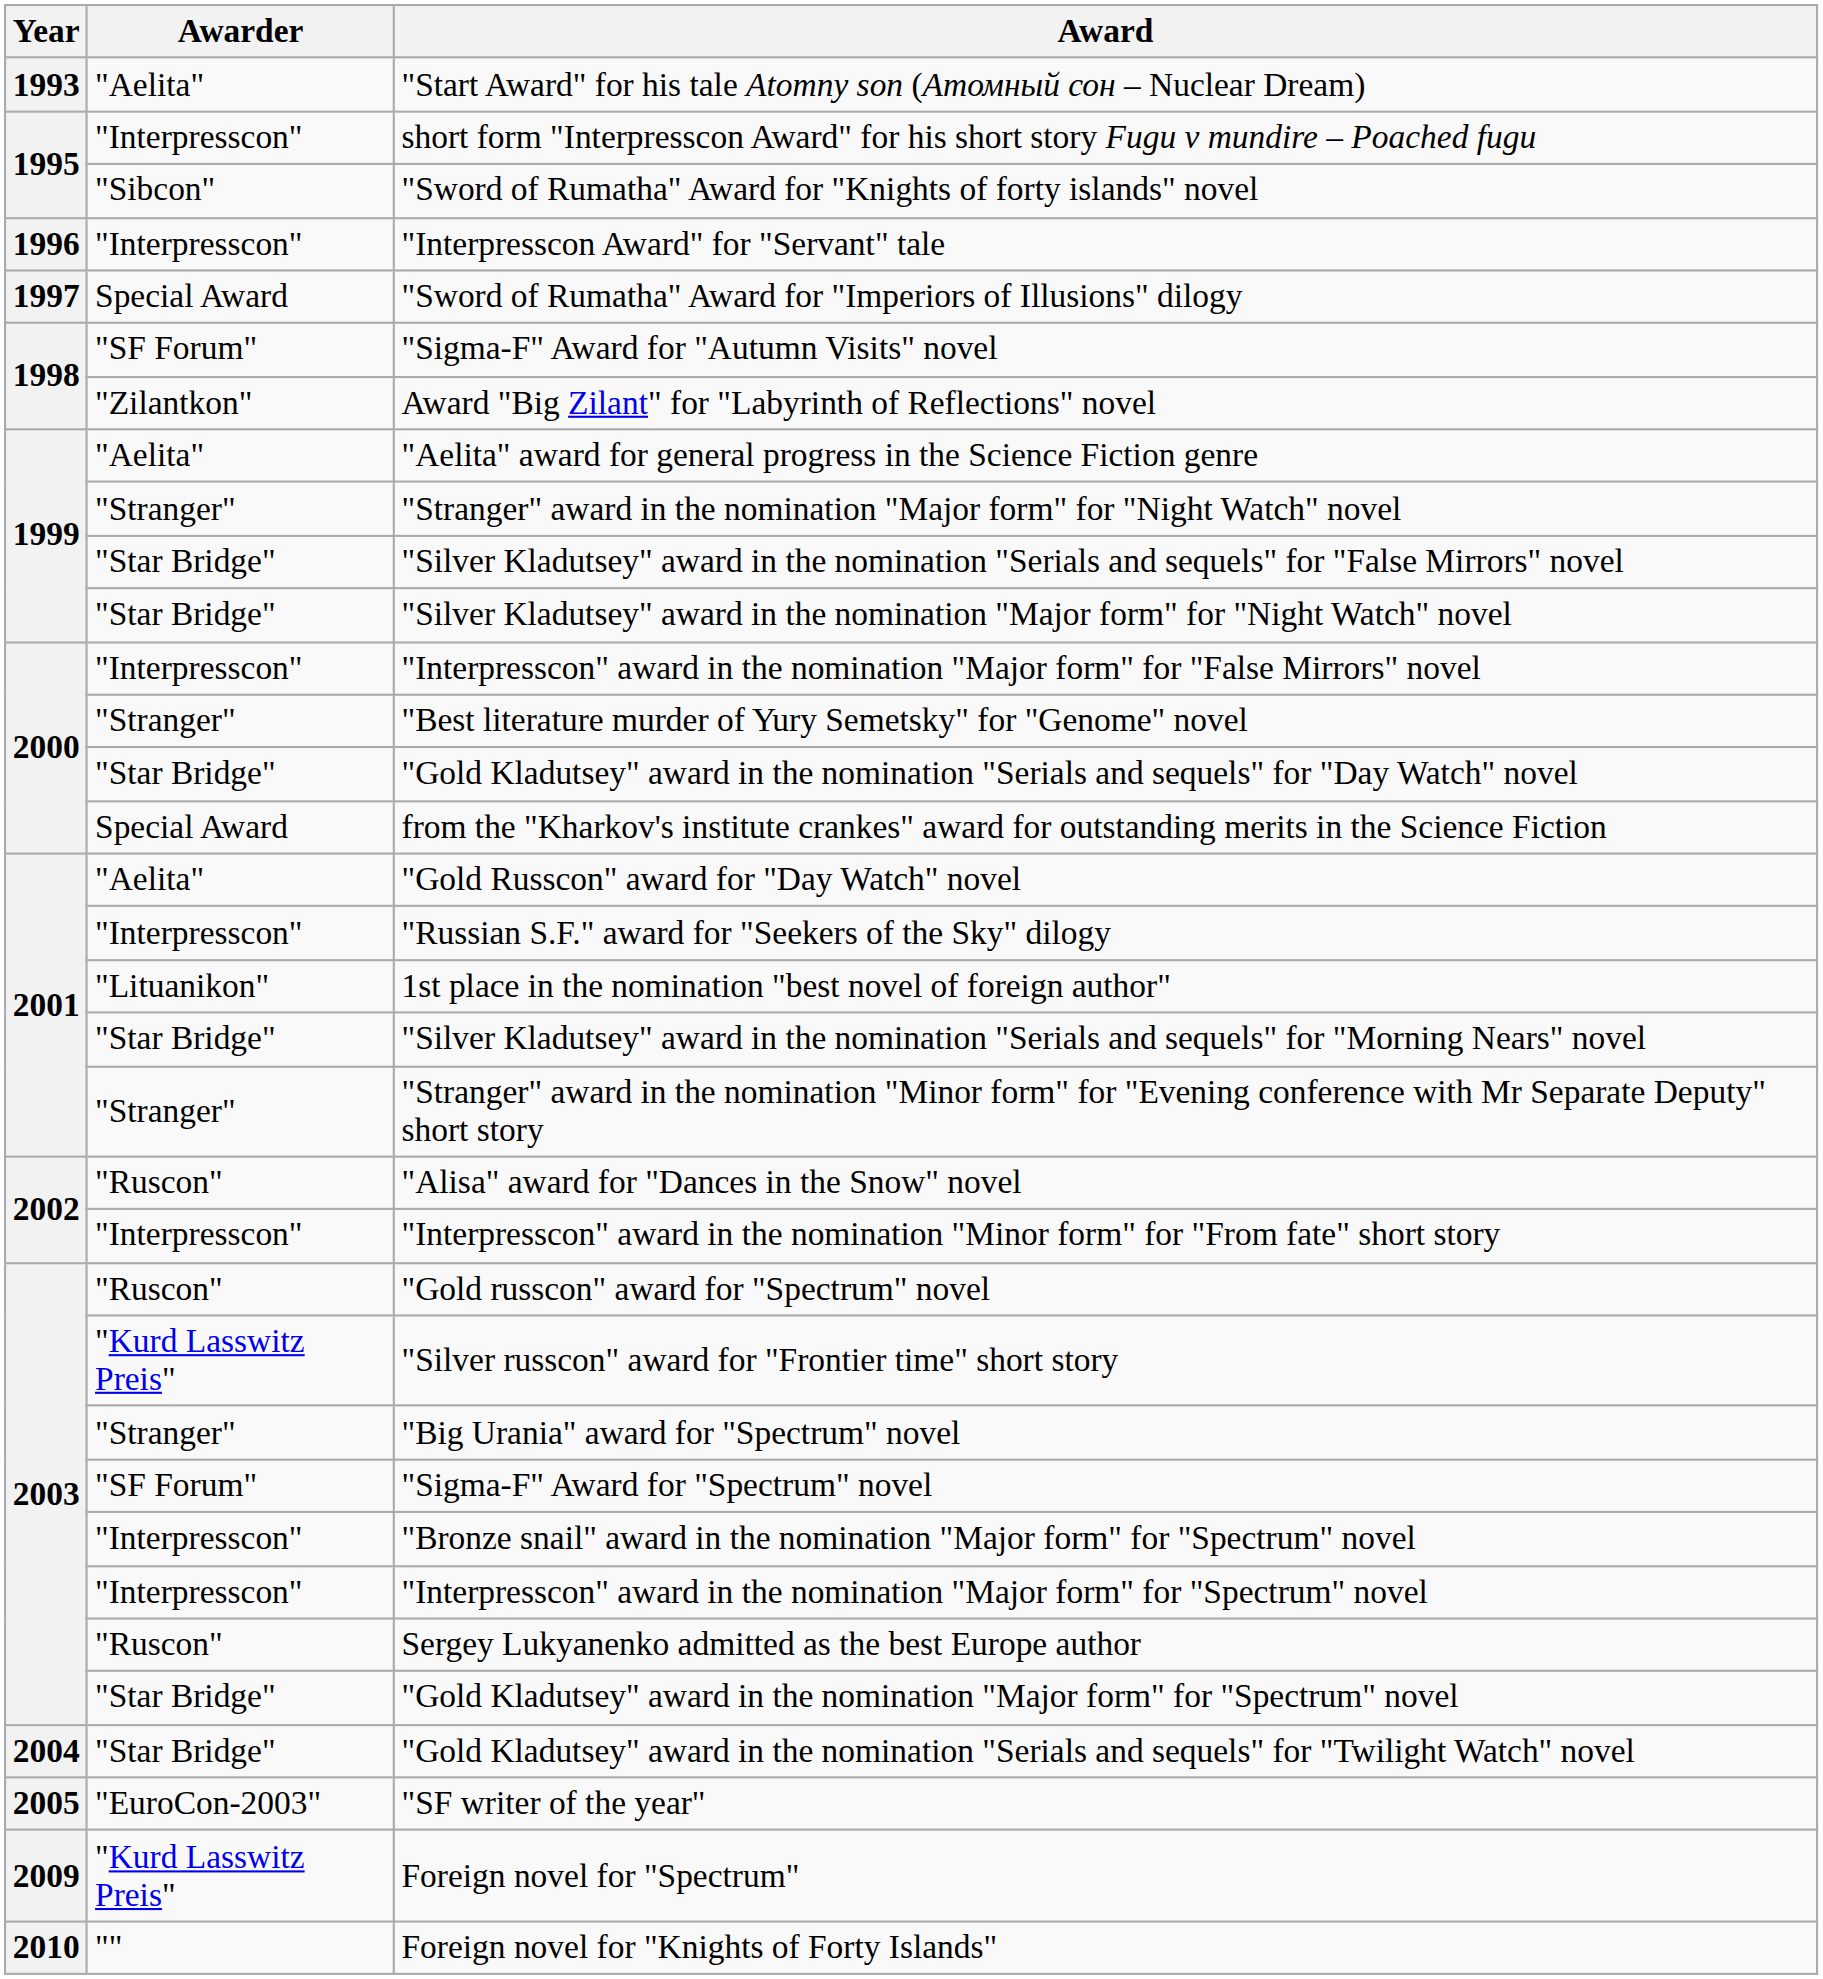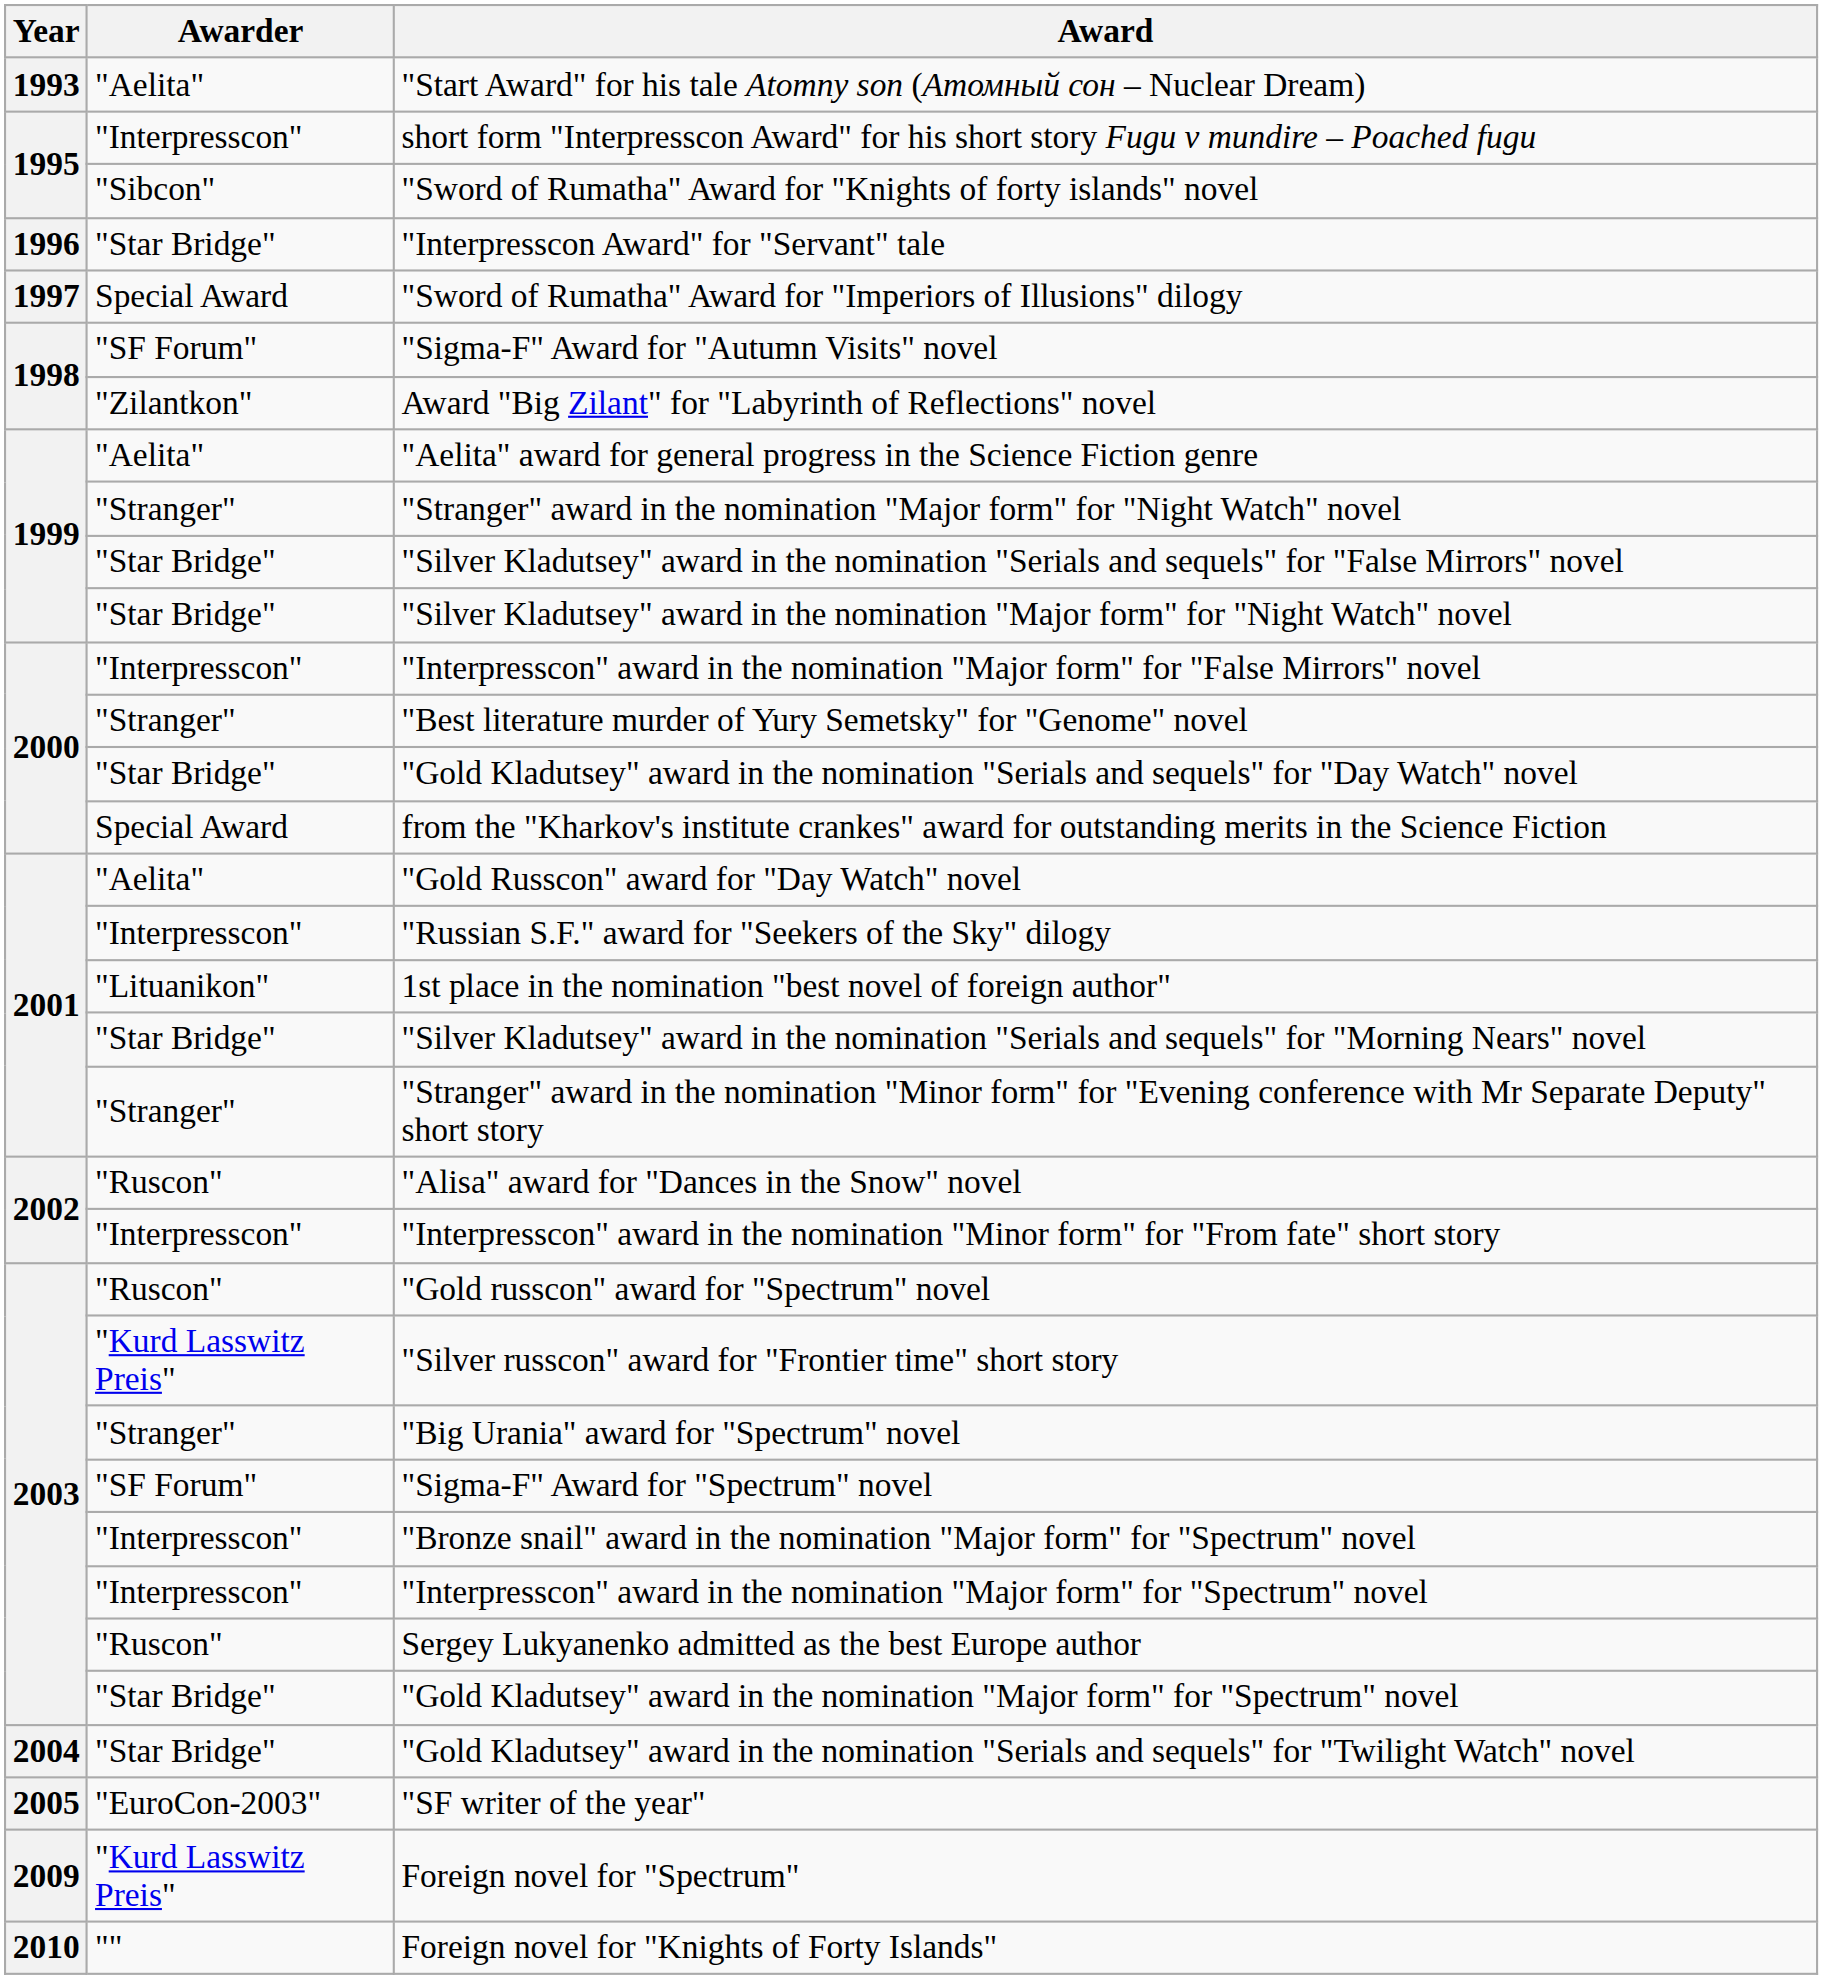(199, 243) "Interpresscon" -> (185, 243) "Star Bridge"
